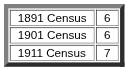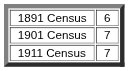(107, 35) 6 -> (107, 35) 7
